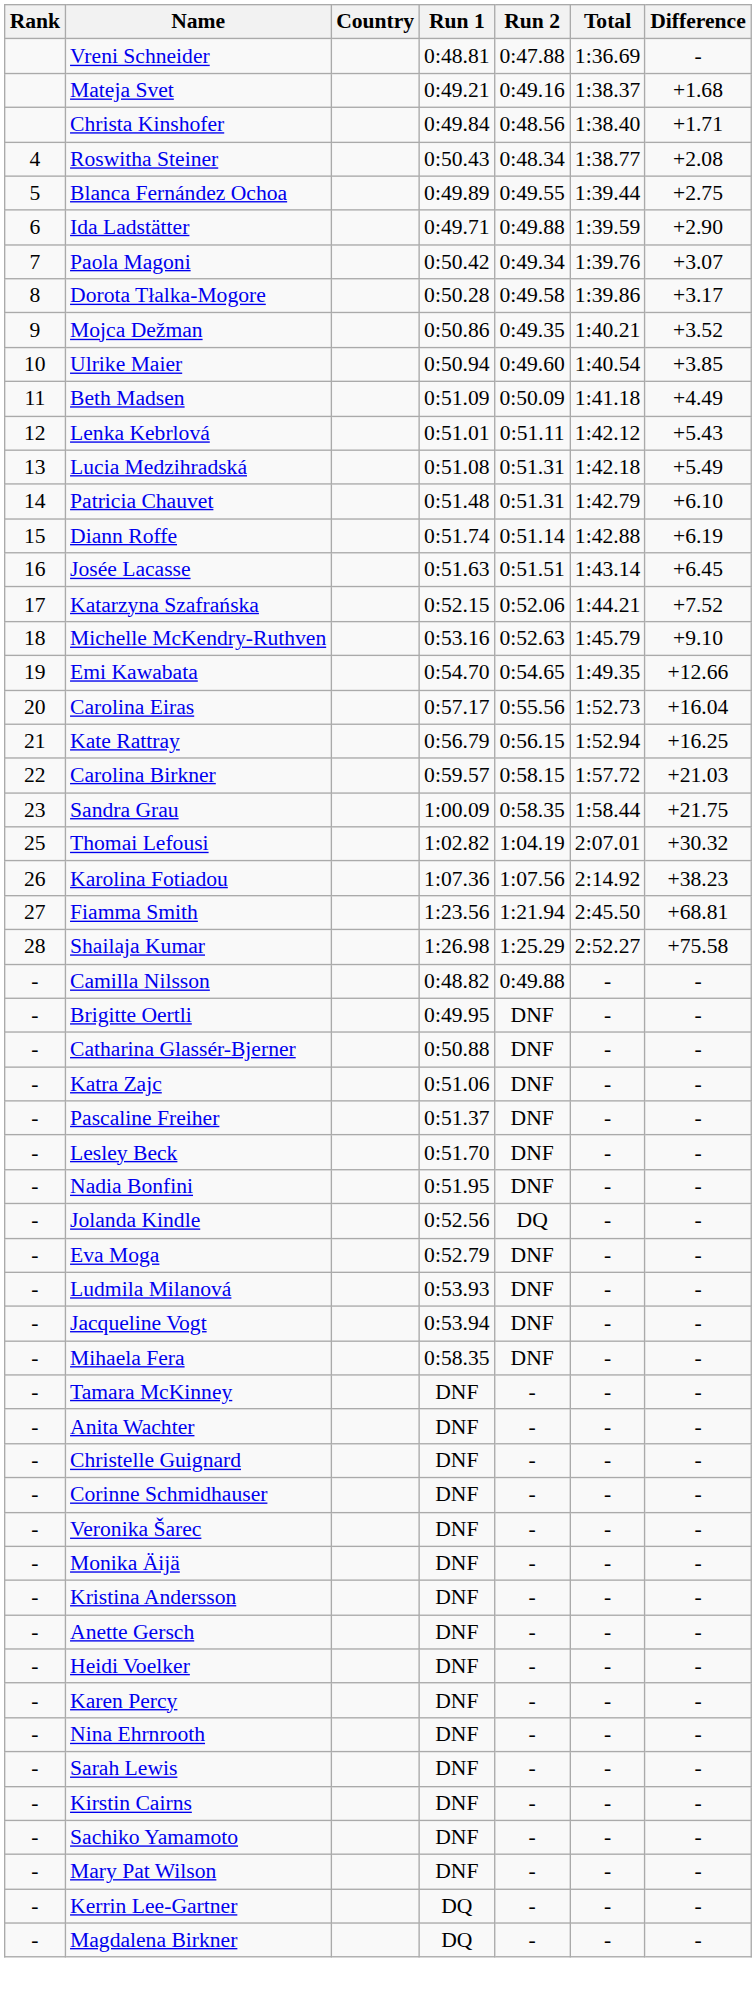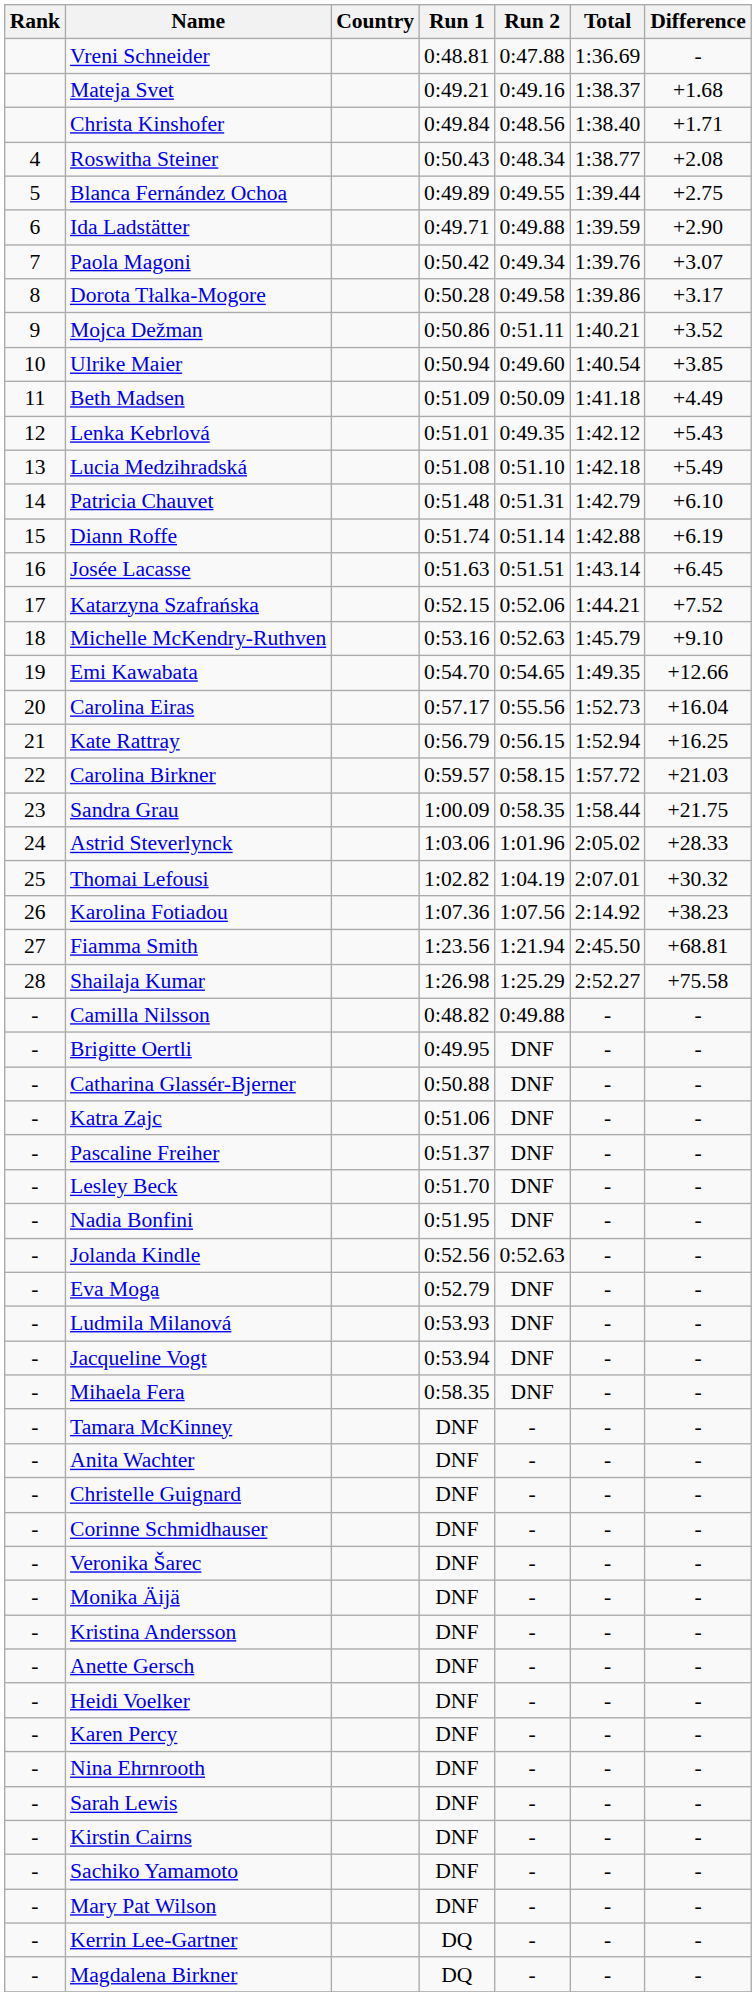(532, 329) 0:49.35 -> (532, 329) 0:51.11
(532, 432) 0:51.11 -> (532, 432) 0:49.35
(532, 466) 0:51.31 -> (532, 466) 0:51.10
+ row: (151, 843)
(532, 1220) DQ -> (532, 1254) 0:52.63
